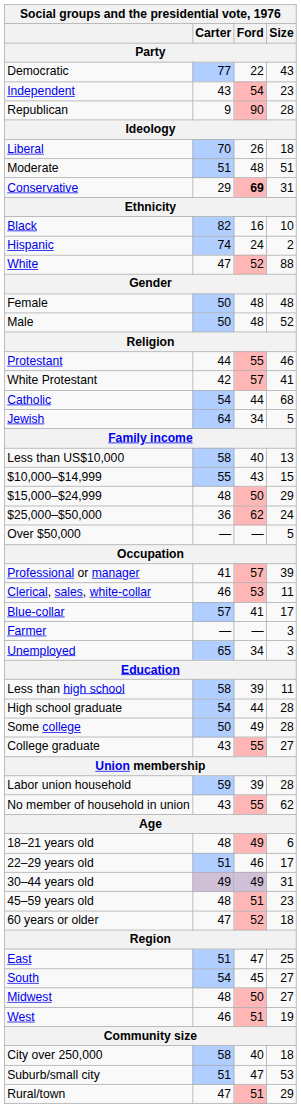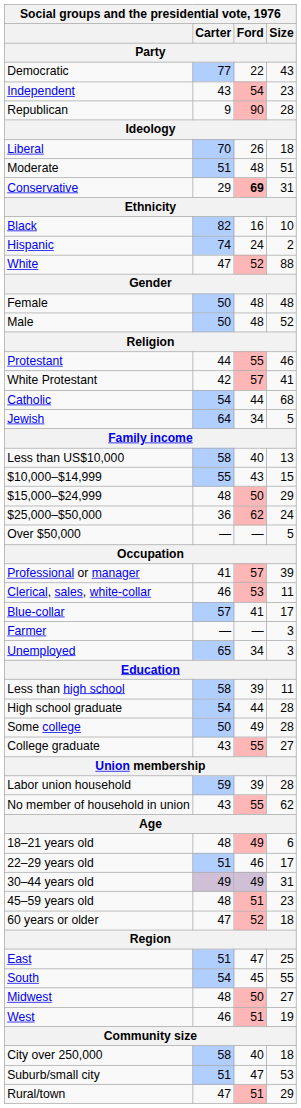(287, 978) 27 -> (287, 978) 55
